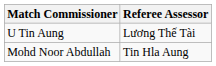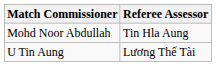rows swapped: (35, 33) <-> (59, 52)
